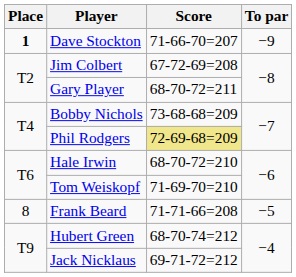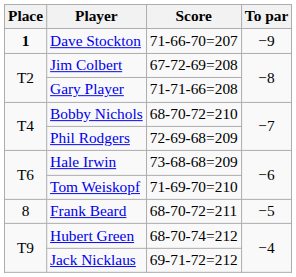(193, 89) 68-70-72=211 -> (194, 89) 71-71-66=208
(194, 114) 73-68-68=209 -> (194, 114) 68-70-72=210
(194, 138) khaki background -> (194, 138) no background
(194, 162) 68-70-72=210 -> (194, 162) 73-68-68=209
(194, 211) 71-71-66=208 -> (193, 211) 68-70-72=211
